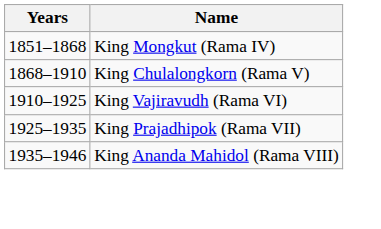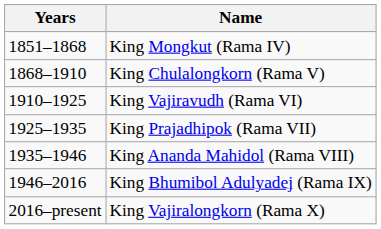+ row: (241, 182)
+ row: (217, 210)
